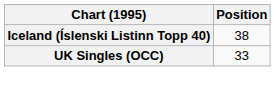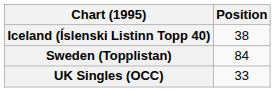+ row: (109, 55)
